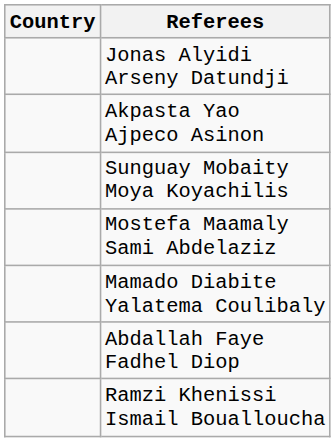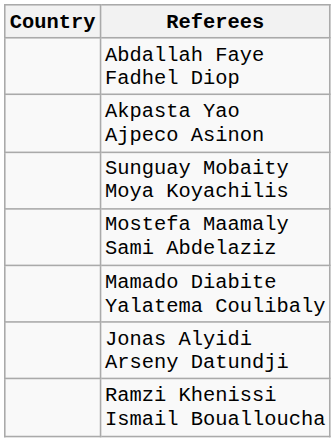rows swapped: (197, 66) <-> (185, 351)
